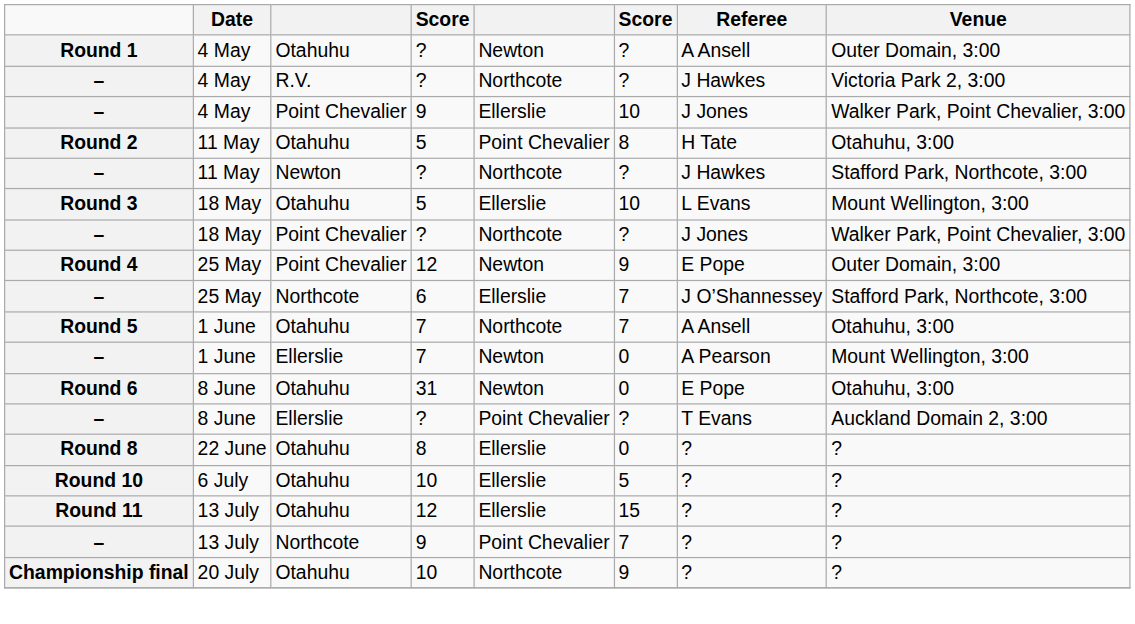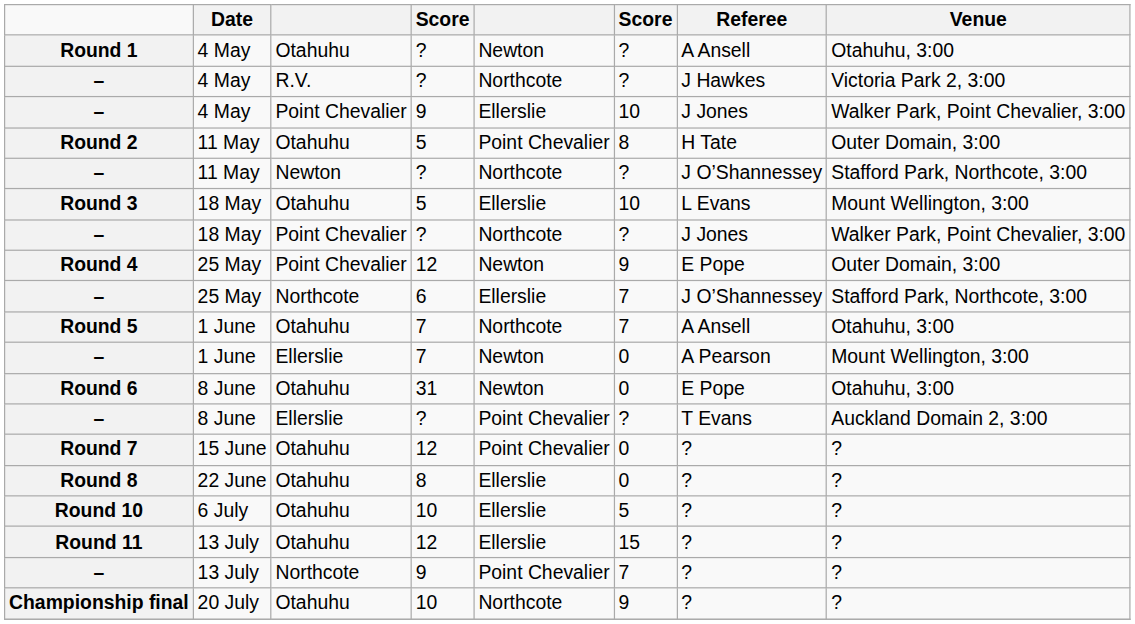(916, 50) Outer Domain, 3:00 -> (893, 50) Otahuhu, 3:00
(893, 142) Otahuhu, 3:00 -> (916, 142) Outer Domain, 3:00
(723, 173) J Hawkes -> (752, 173) J O’Shannessey
+ row: (99, 449)
